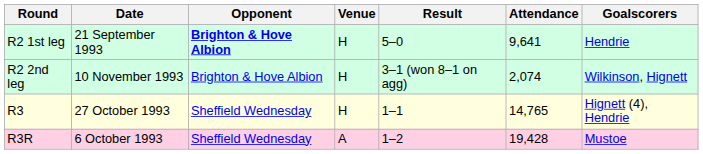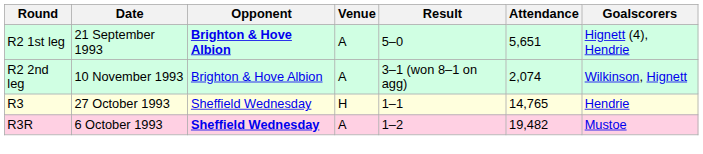(343, 42) H -> (342, 42) A
(525, 42) 9,641 -> (525, 42) 5,651
(607, 42) Hendrie -> (616, 42) Hignett (4), Hendrie
(343, 76) H -> (342, 76) A
(616, 111) Hignett (4), Hendrie -> (607, 104) Hendrie
(251, 139) normal -> (255, 124) bold
(529, 139) 19,428 -> (529, 124) 19,482
